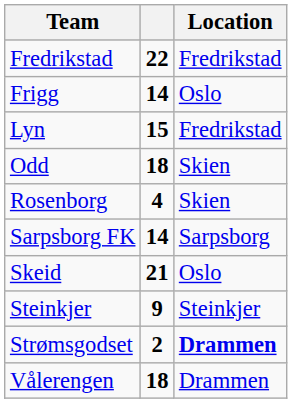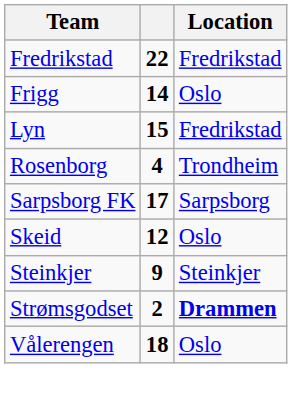- row: (29, 165)
(205, 201) Skien -> (229, 165) Trondheim
(157, 237) 14 -> (157, 201) 17
(157, 272) 21 -> (157, 237) 12
(224, 380) Drammen -> (200, 344) Oslo
